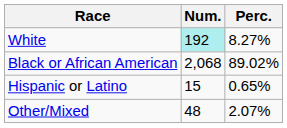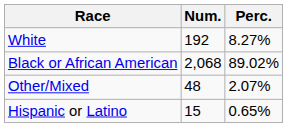(197, 39) paleturquoise background -> (197, 39) no background
rows swapped: (48, 110) <-> (67, 87)
